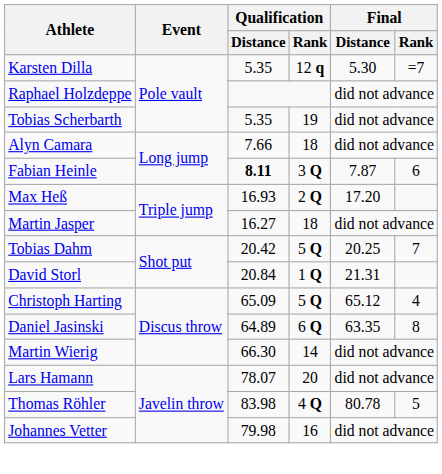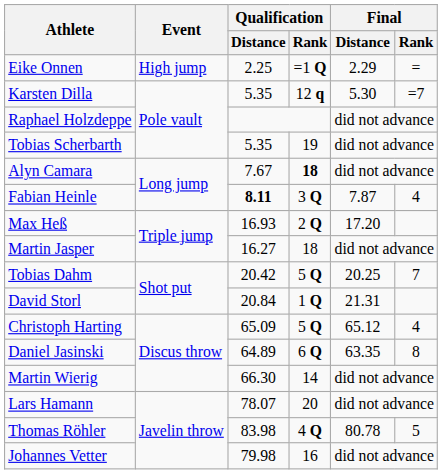+ row: (45, 68)
(258, 145) 7.66 -> (258, 171) 7.67
(310, 145) normal -> (310, 171) bold
(416, 171) 6 -> (416, 197) 4
